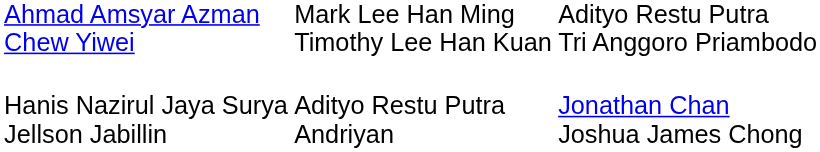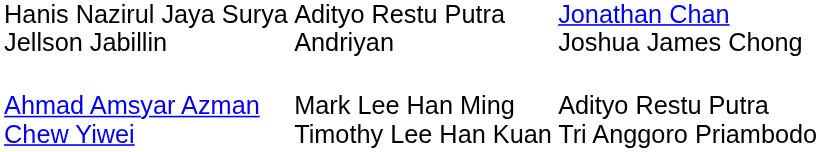rows swapped: (132, 28) <-> (146, 120)
